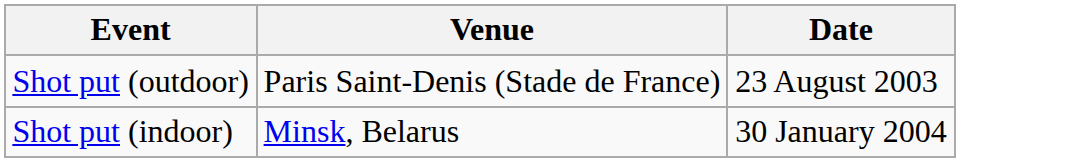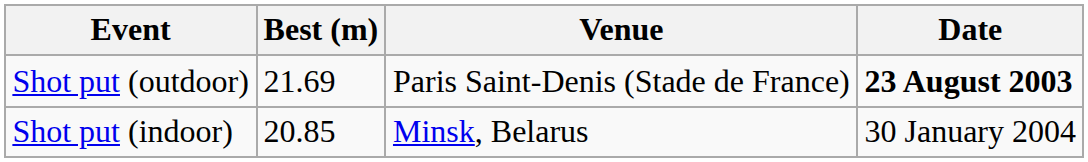+ column: (321, 29)
(836, 80) normal -> (969, 80) bold
